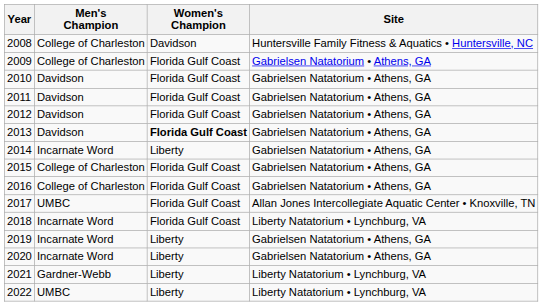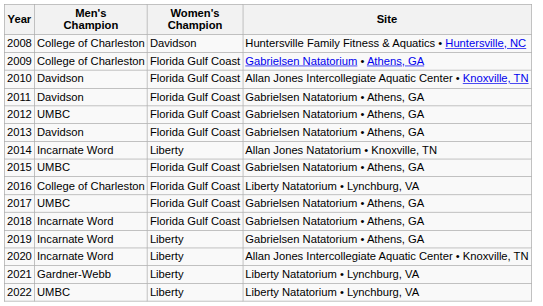(342, 79) Gabrielsen Natatorium • Athens, GA -> (387, 79) Allan Jones Intercollegiate Aquatic Center • Knoxville, TN
(60, 114) Davidson -> (53, 114) UMBC
(198, 132) bold -> (195, 132) normal
(342, 150) Gabrielsen Natatorium • Athens, GA -> (341, 150) Allan Jones Natatorium • Knoxville, TN
(91, 168) College of Charleston -> (53, 168) UMBC
(342, 185) Gabrielsen Natatorium • Athens, GA -> (332, 185) Liberty Natatorium • Lynchburg, VA
(394, 203) Allan Jones Intercollegiate Aquatic Center • Knoxville, TN -> (335, 203) Gabrielsen Natatorium • Athens, GA
(339, 221) Liberty Natatorium • Lynchburg, VA -> (335, 221) Gabrielsen Natatorium • Athens, GA
(342, 256) Gabrielsen Natatorium • Athens, GA -> (387, 256) Allan Jones Intercollegiate Aquatic Center • Knoxville, TN
